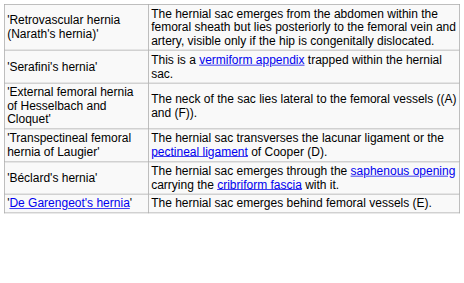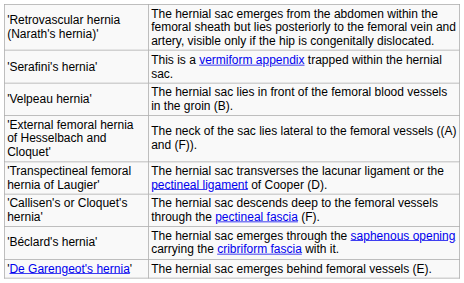+ row: (49, 99)
+ row: (67, 210)
